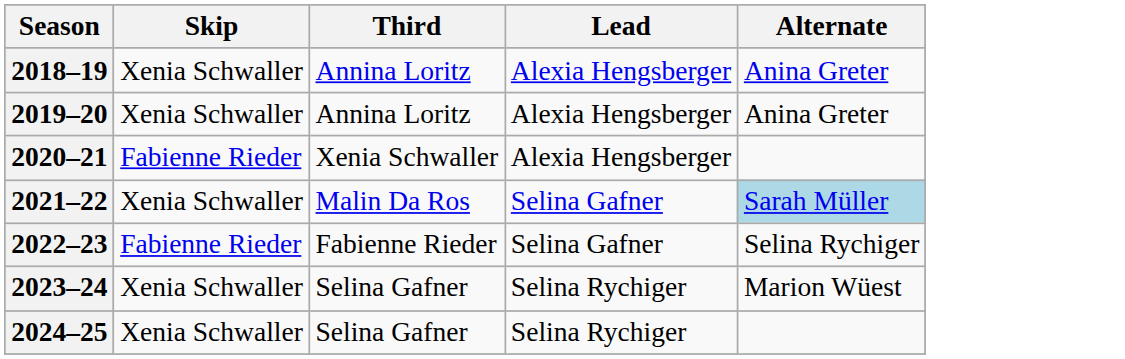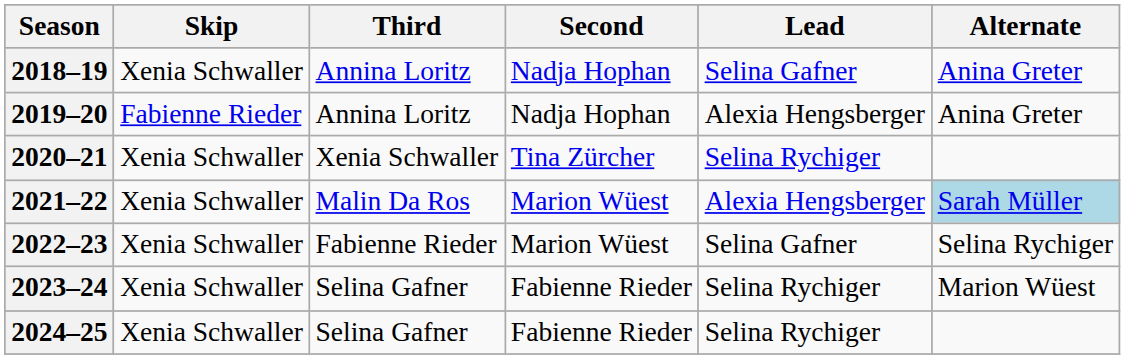+ column: (601, 26)
(621, 69) Alexia Hengsberger -> (781, 69) Selina Gafner
(212, 113) Xenia Schwaller -> (211, 113) Fabienne Rieder
(211, 157) Fabienne Rieder -> (212, 157) Xenia Schwaller
(621, 157) Alexia Hengsberger -> (792, 157) Selina Rychiger
(587, 200) Selina Gafner -> (815, 200) Alexia Hengsberger
(211, 244) Fabienne Rieder -> (212, 244) Xenia Schwaller
